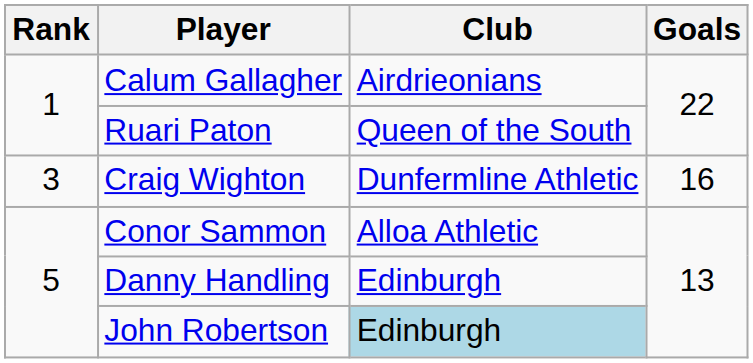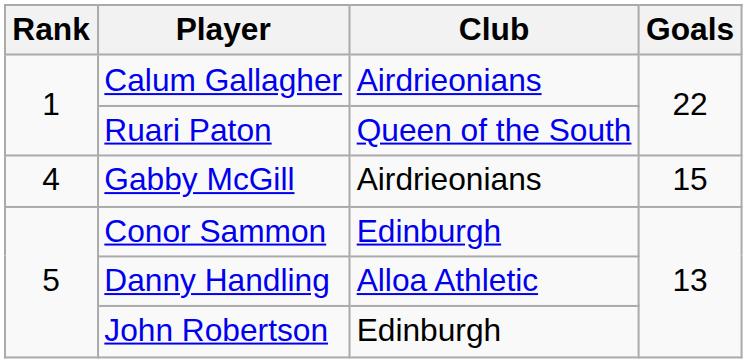- row: (205, 180)
+ row: (199, 180)
(447, 230) Alloa Athletic -> (429, 230) Edinburgh
(429, 280) Edinburgh -> (447, 280) Alloa Athletic
(429, 331) lightblue background -> (429, 331) no background
